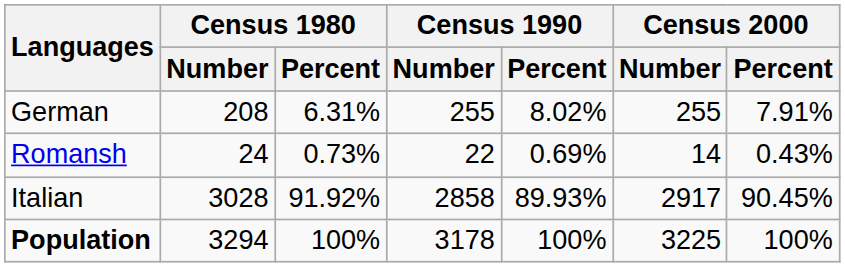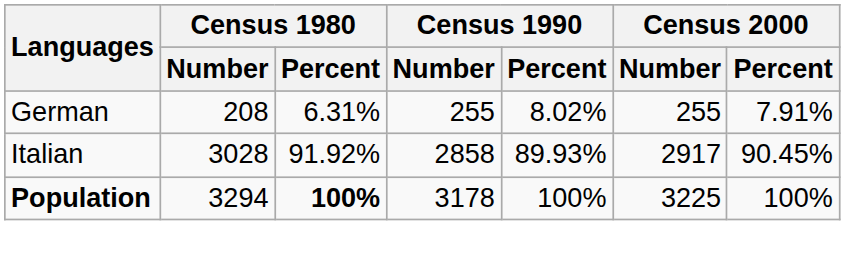- row: (69, 154)
(346, 240) normal -> (346, 197) bold
